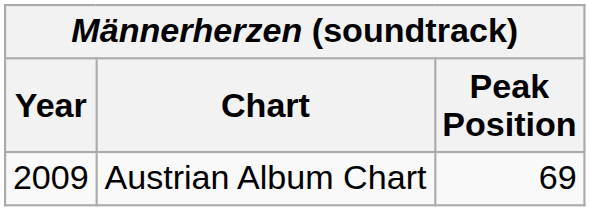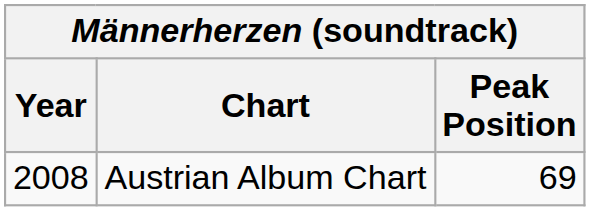(51, 177) 2009 -> (51, 177) 2008
